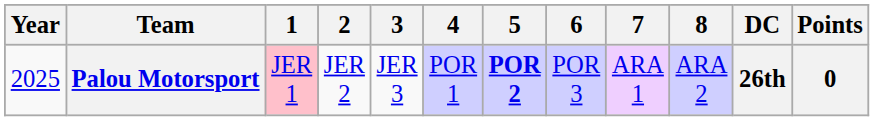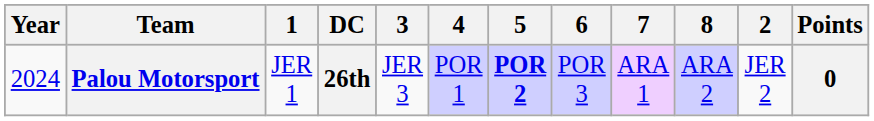columns swapped: (344, 24) <-> (762, 24)
(35, 79) 2025 -> (35, 79) 2024
(292, 79) pink background -> (292, 79) no background
